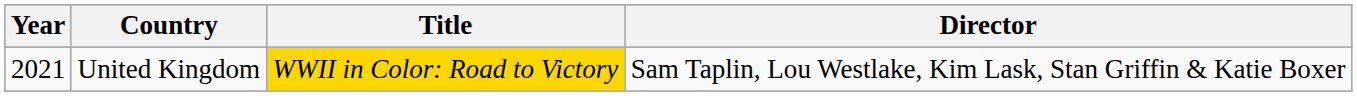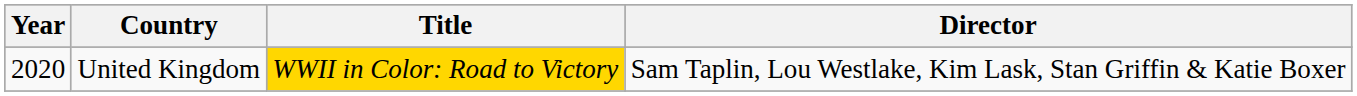(38, 68) 2021 -> (38, 68) 2020
